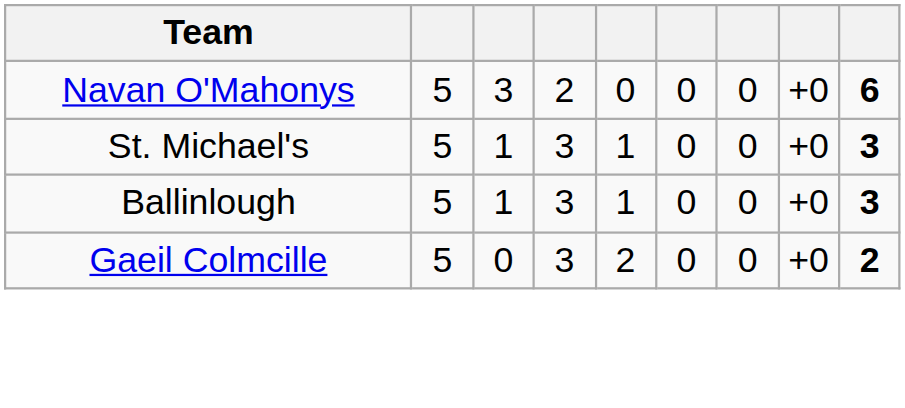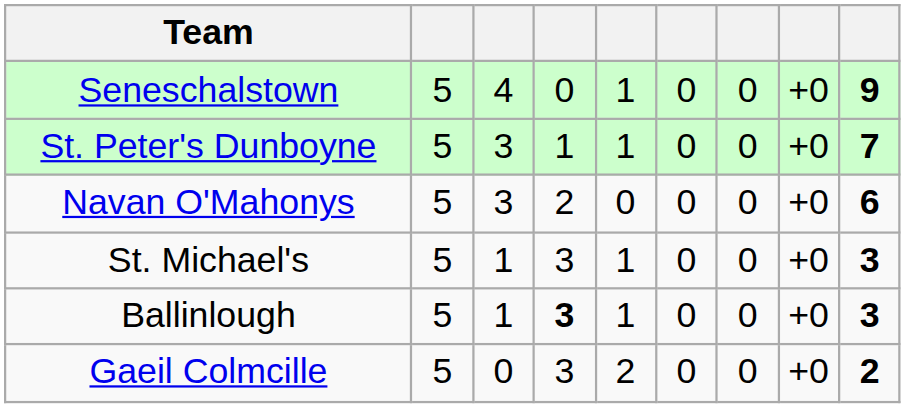+ row: (208, 89)
+ row: (208, 145)
(564, 202) normal -> (564, 315) bold
